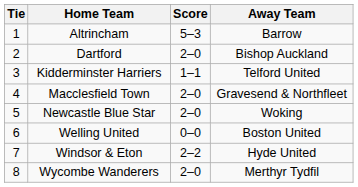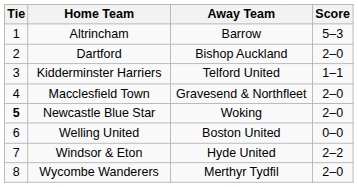columns swapped: (190, 14) <-> (282, 14)
(16, 113) normal -> (16, 113) bold
